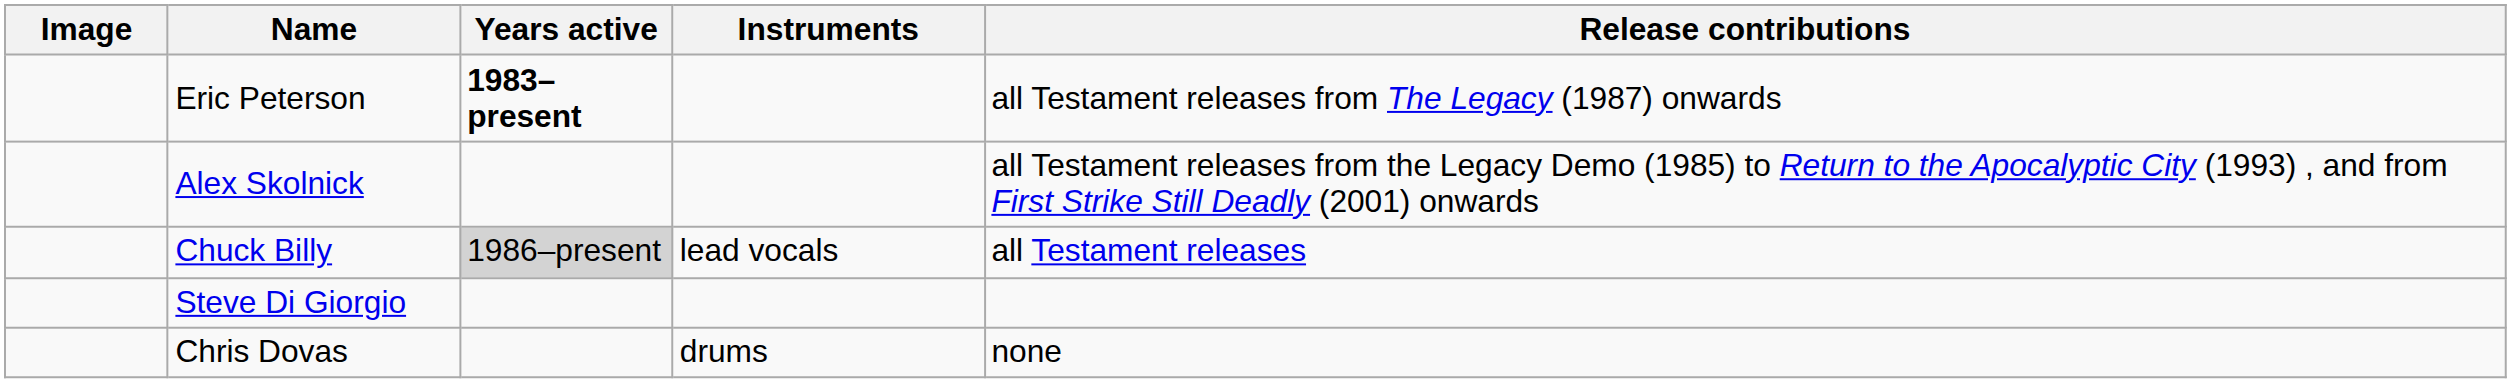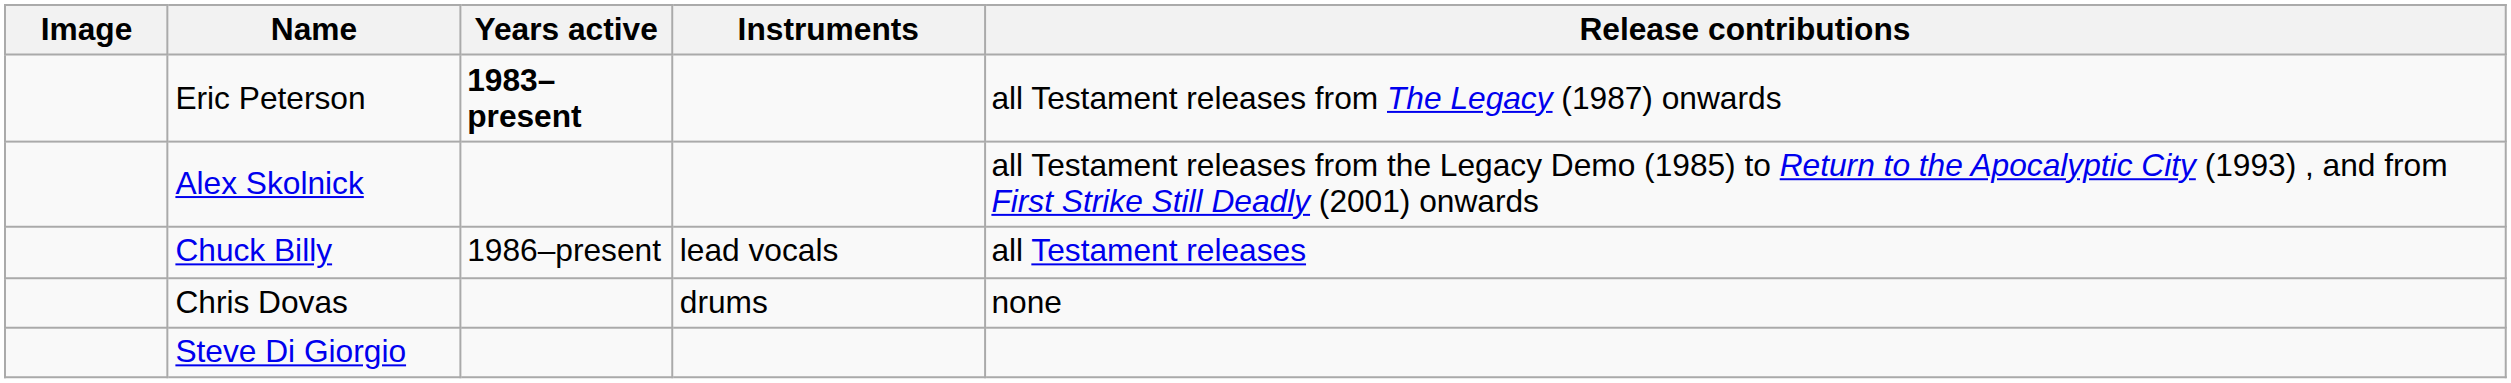(564, 251) lightgrey background -> (564, 251) no background
rows swapped: (291, 301) <-> (262, 352)
